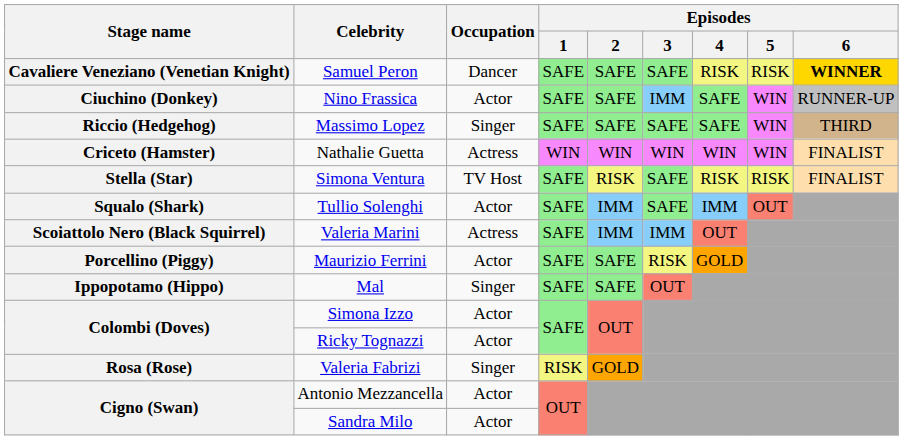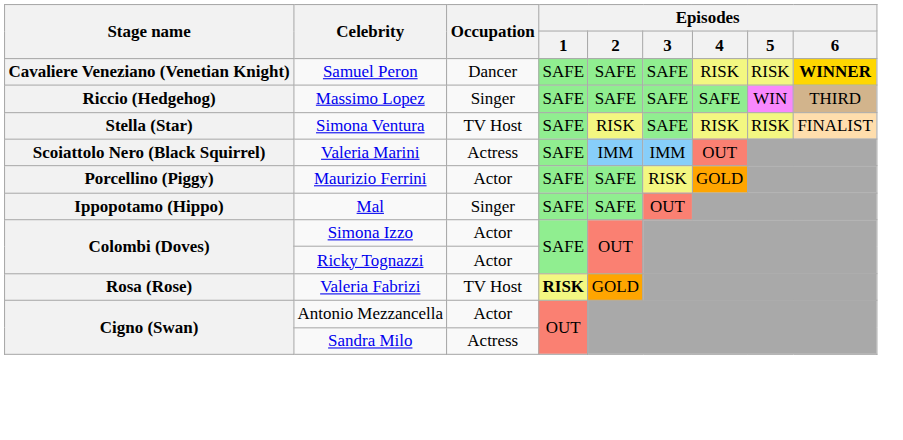- row: (370, 98)
- row: (370, 152)
- row: (370, 206)
(493, 367) Singer -> (493, 286) TV Host
(563, 367) normal -> (563, 286) bold
(493, 421) Actor -> (493, 340) Actress
